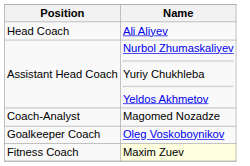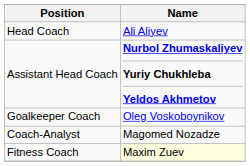(178, 74) normal -> (183, 74) bold
rows swapped: (54, 134) <-> (43, 117)
